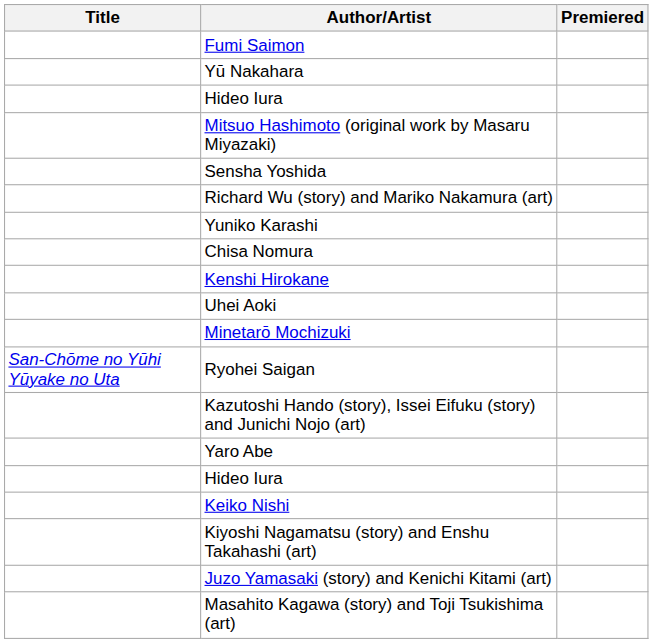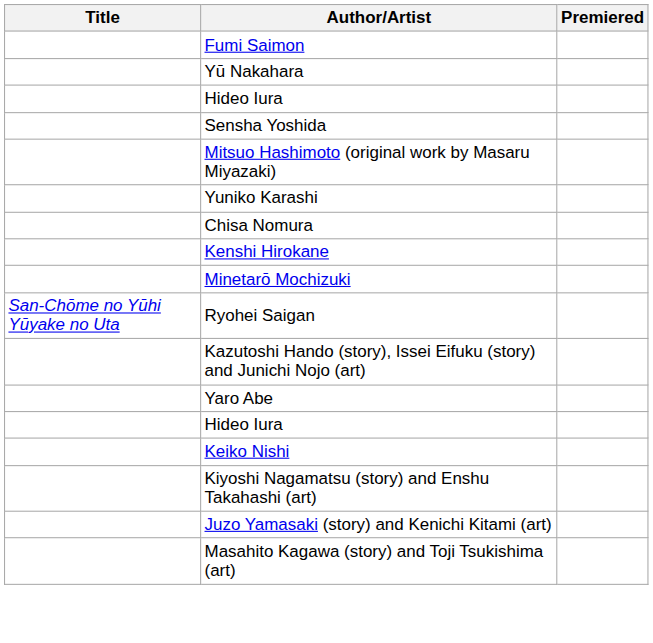rows swapped: (103, 135) <-> (103, 172)
- row: (103, 198)
- row: (103, 306)
